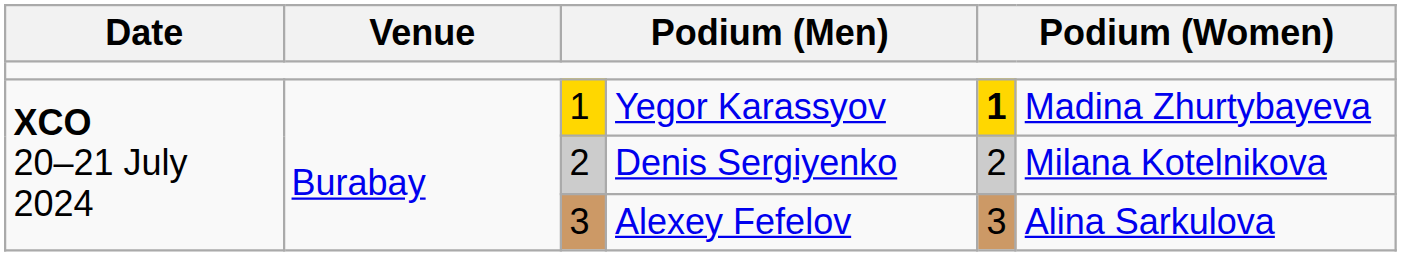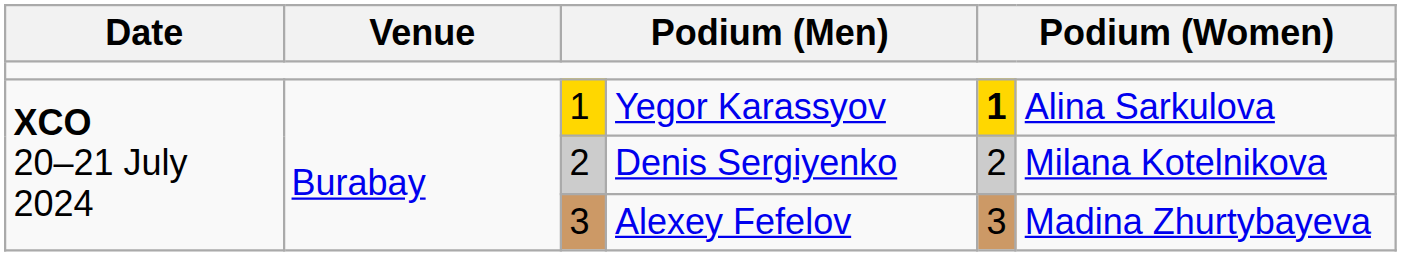(1198, 106) Madina Zhurtybayeva -> (1150, 106) Alina Sarkulova
(1150, 220) Alina Sarkulova -> (1198, 220) Madina Zhurtybayeva
